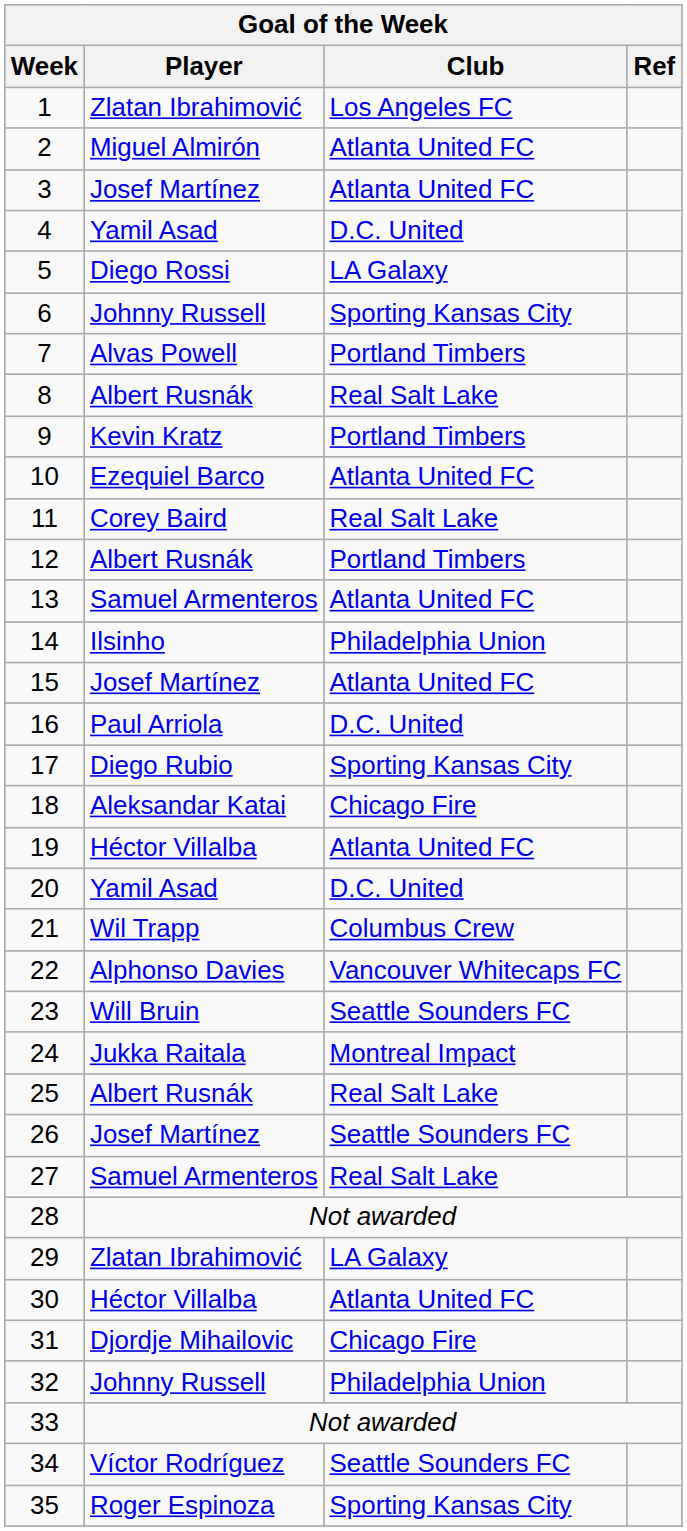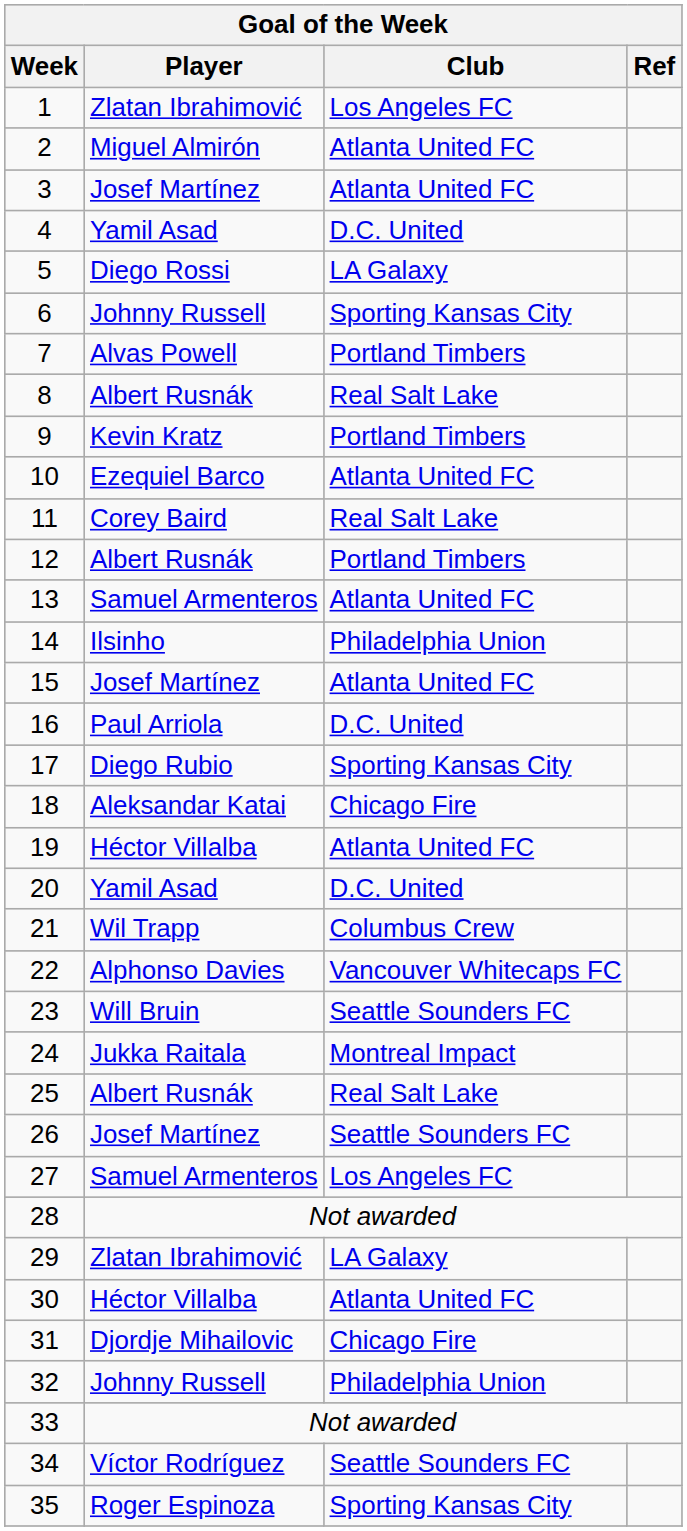(414, 1176) Real Salt Lake -> (421, 1176) Los Angeles FC
